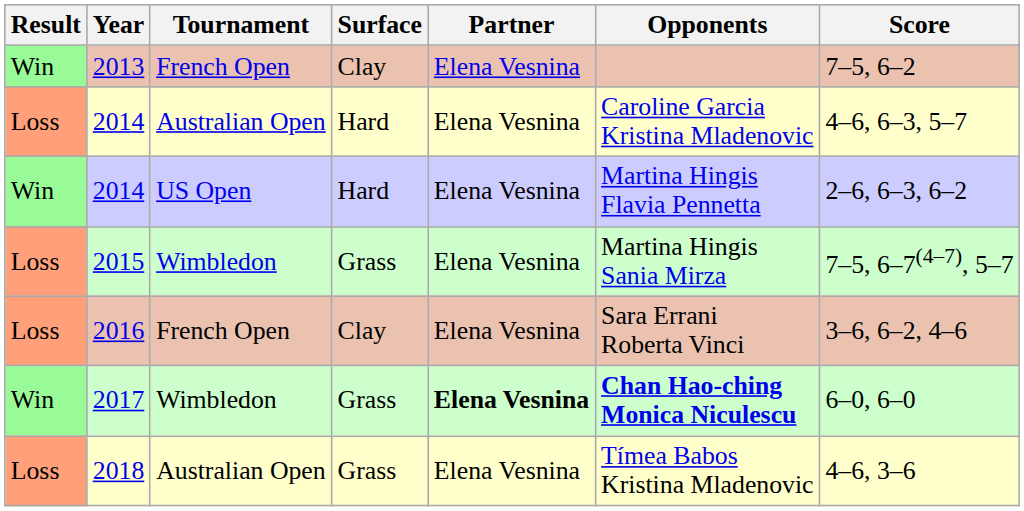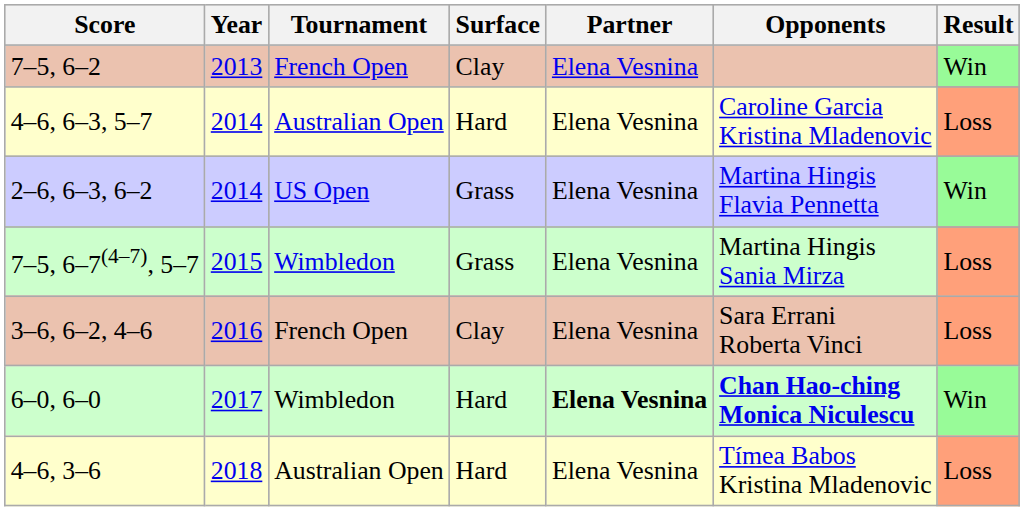columns swapped: (46, 24) <-> (919, 24)
(363, 190) Hard -> (485, 190) Grass
(367, 400) Grass -> (481, 400) Hard
(367, 470) Grass -> (481, 470) Hard
